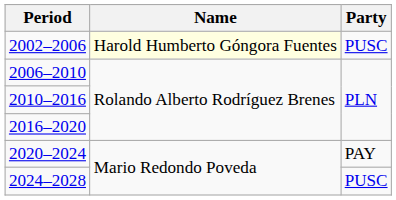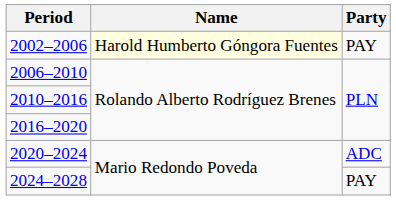(366, 45) PUSC -> (361, 45) PAY
(360, 153) PAY -> (364, 153) ADC
(366, 180) PUSC -> (361, 180) PAY
